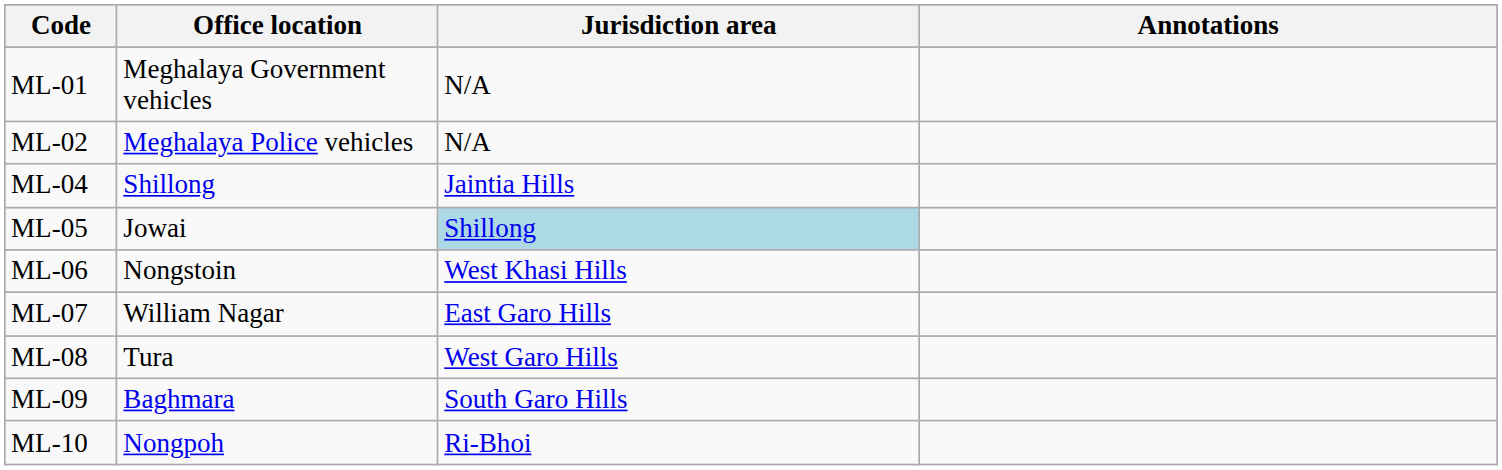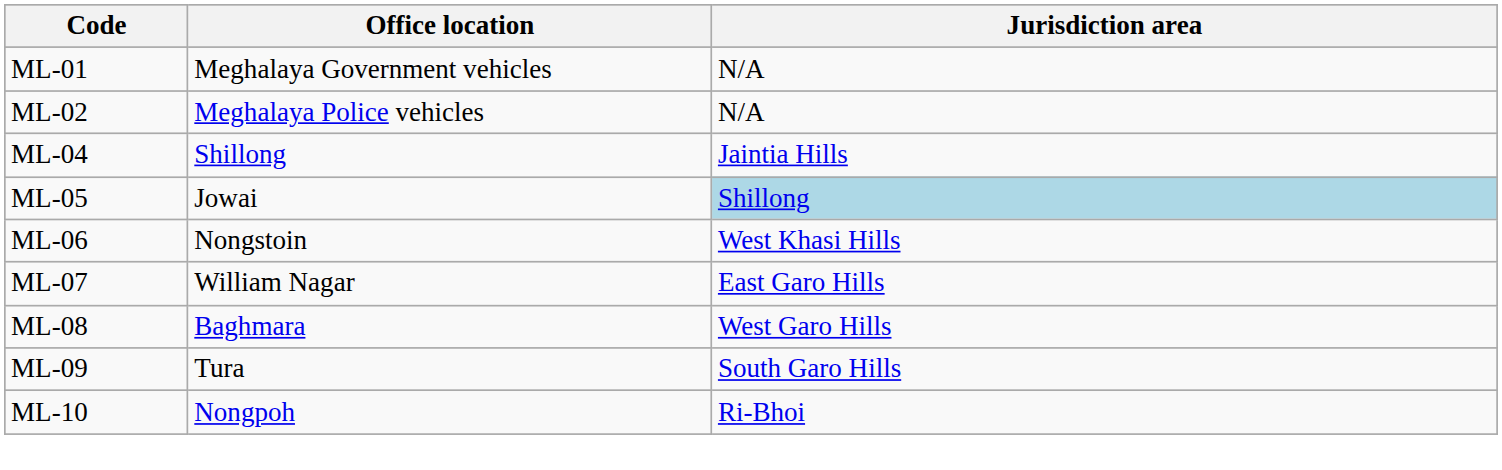- column: (1208, 25)
(148, 356) Tura -> (250, 326) Baghmara
(179, 399) Baghmara -> (219, 369) Tura
